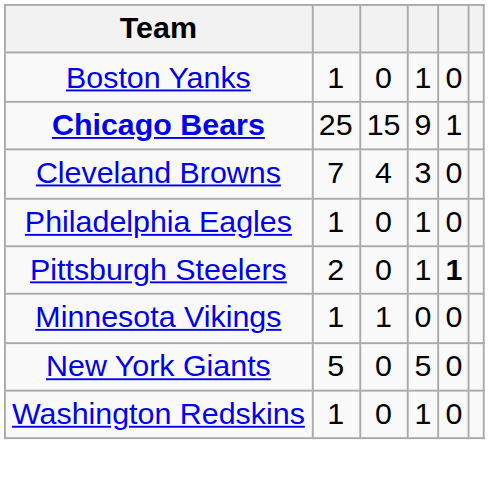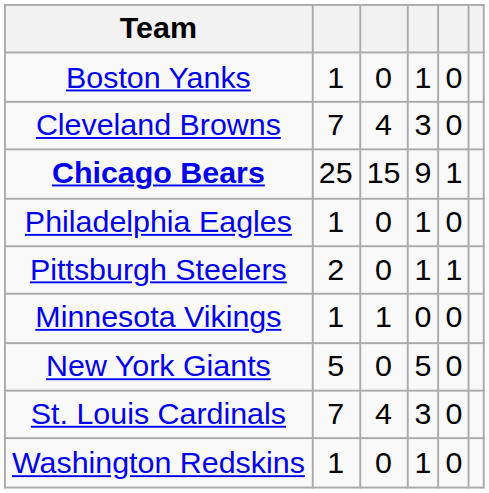rows swapped: (158, 125) <-> (158, 173)
(454, 269) bold -> (454, 269) normal
+ row: (158, 414)
